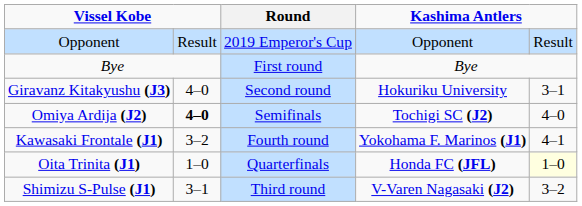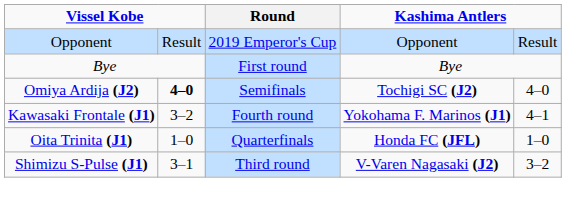- row: (89, 90)
(553, 164) lightyellow background -> (538, 139) no background
